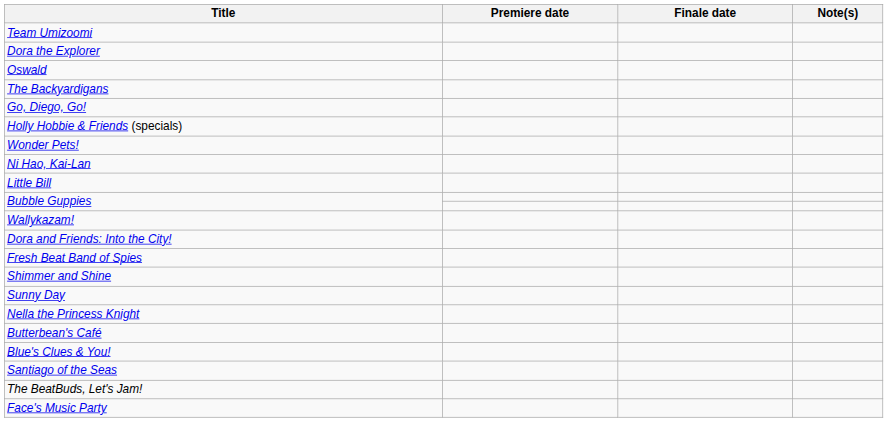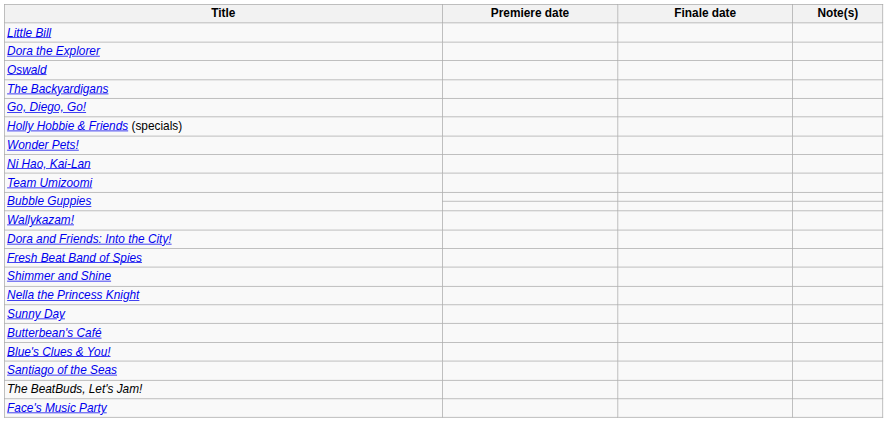rows swapped: (29, 182) <-> (50, 32)
rows swapped: (73, 314) <-> (36, 295)
